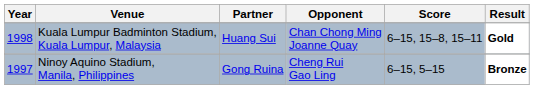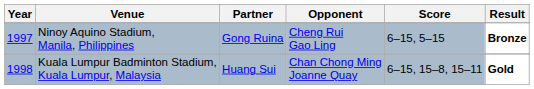rows swapped: (127, 38) <-> (96, 69)
